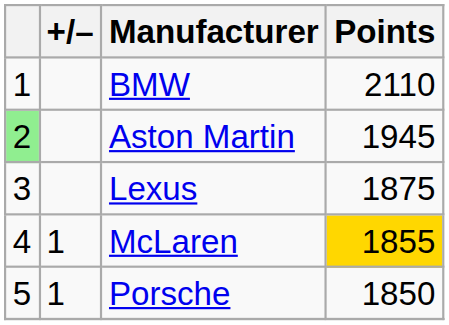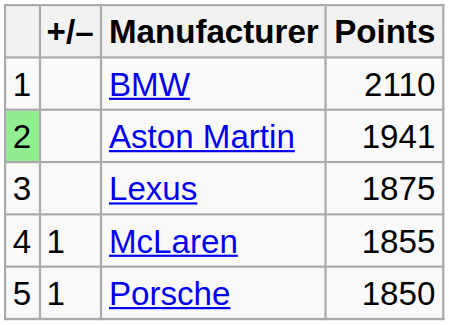(398, 136) 1945 -> (398, 136) 1941
(398, 241) gold background -> (398, 241) no background
